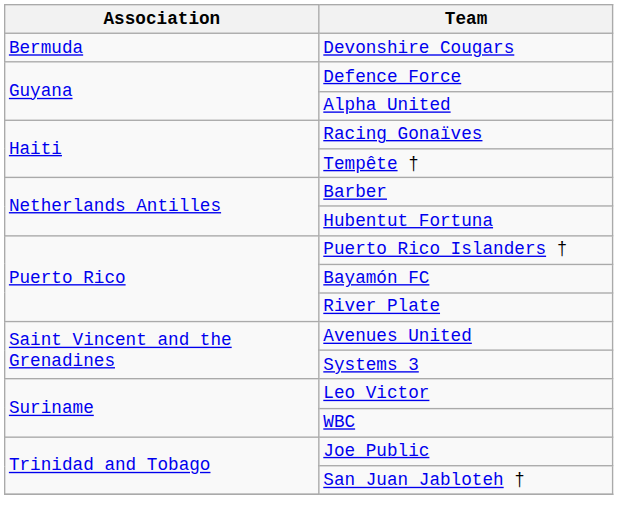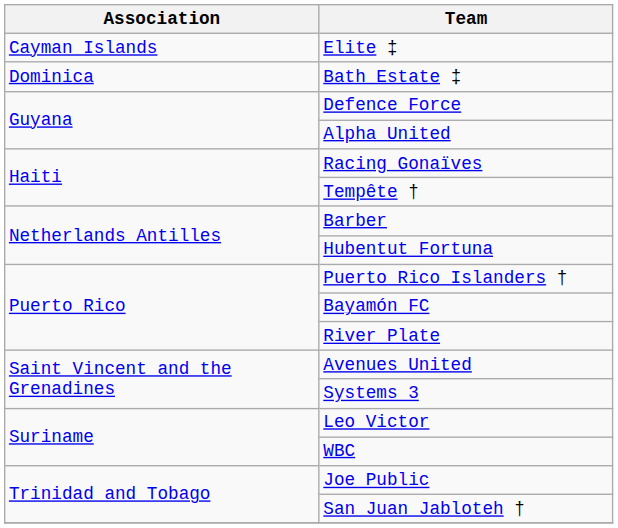- row: (419, 48)
+ row: (360, 48)
+ row: (392, 77)
